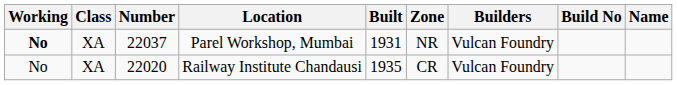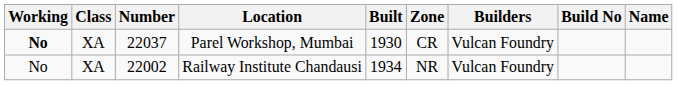(386, 42) 1931 -> (386, 42) 1930
(427, 42) NR -> (427, 42) CR
(147, 67) 22020 -> (147, 67) 22002
(386, 67) 1935 -> (386, 67) 1934
(427, 67) CR -> (427, 67) NR
